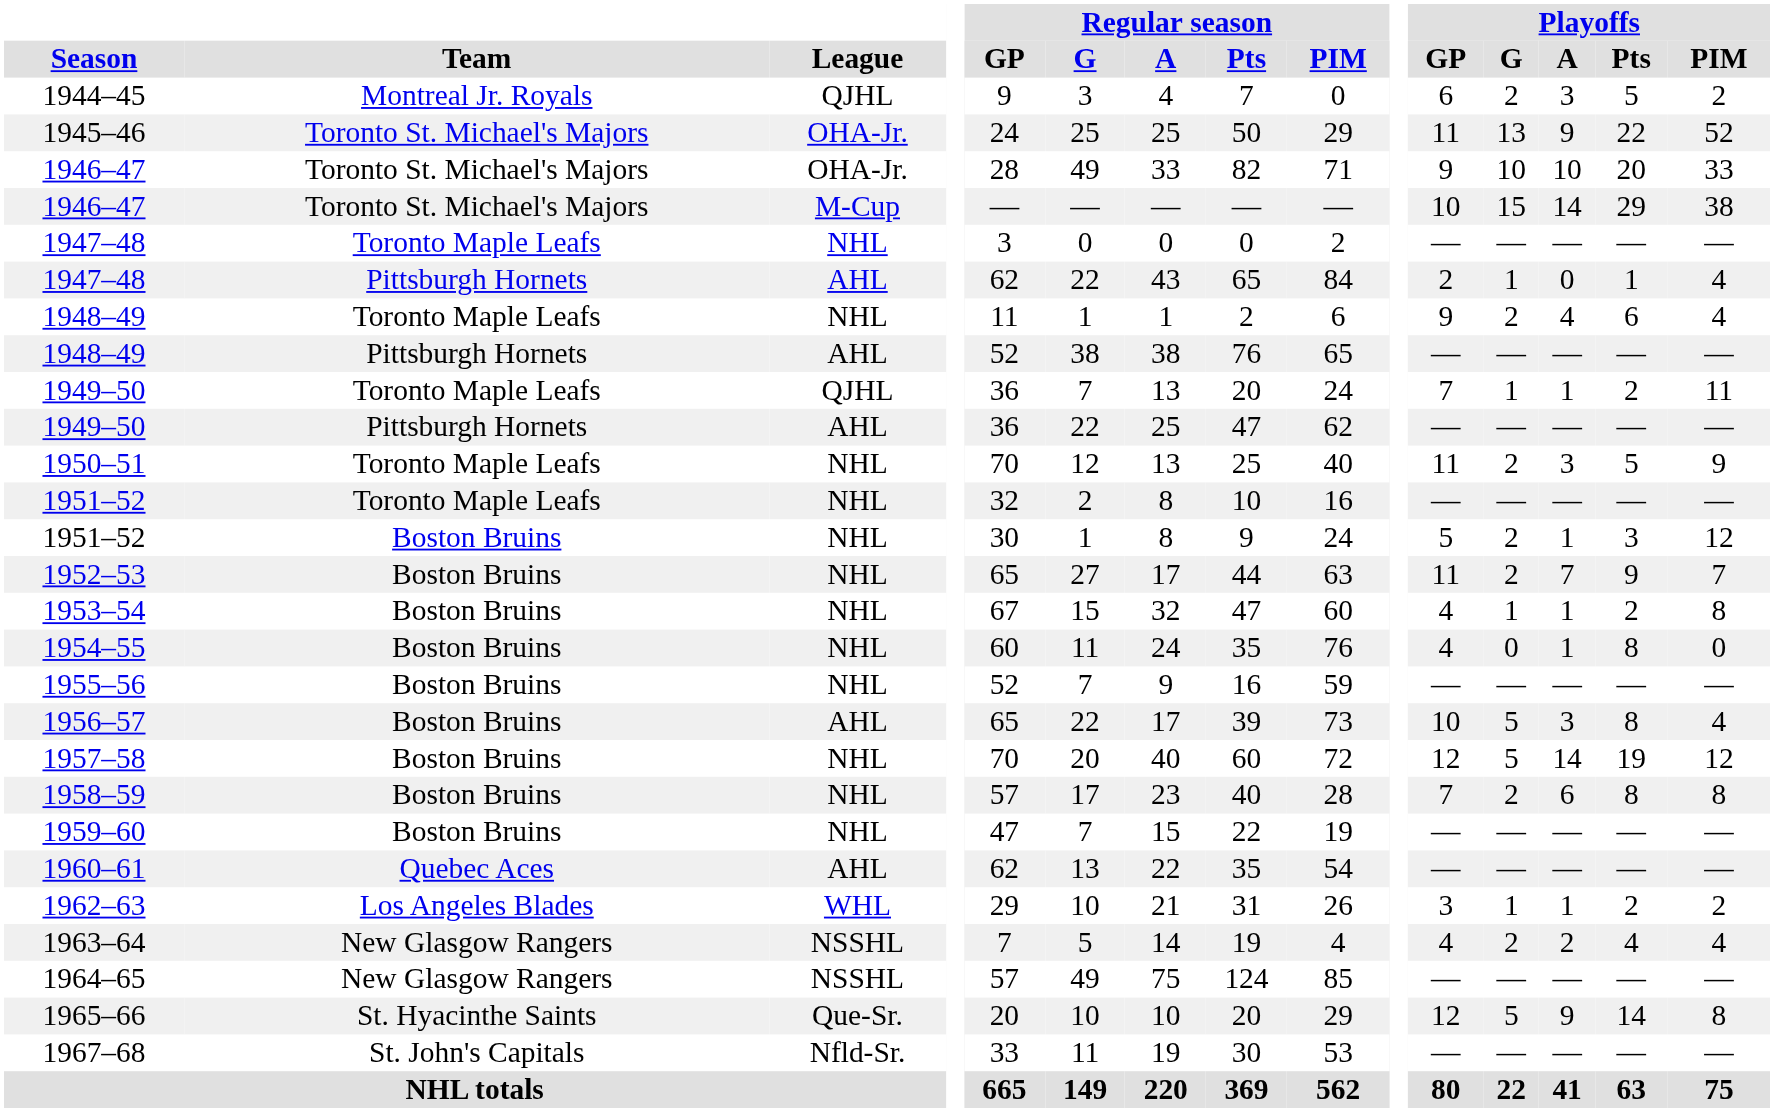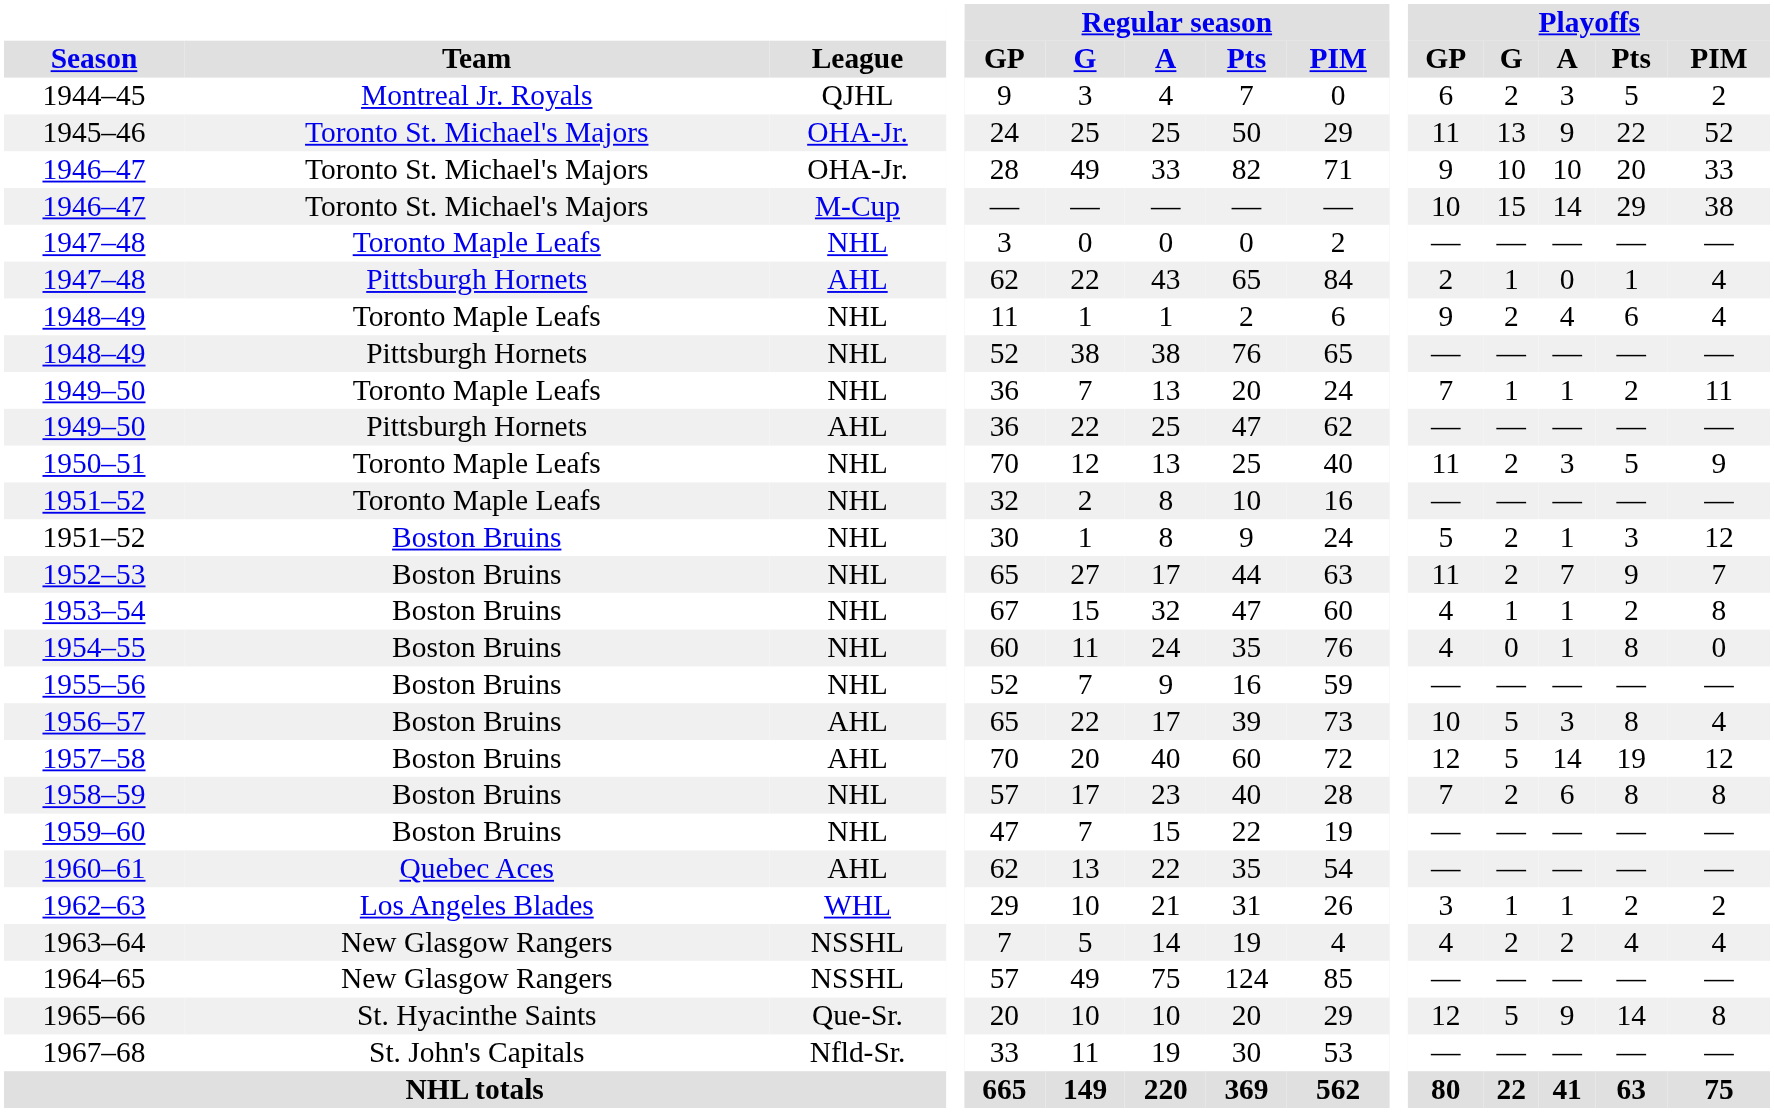(857, 353) AHL -> (857, 353) NHL
(857, 389) QJHL -> (857, 389) NHL
(857, 757) NHL -> (857, 757) AHL
